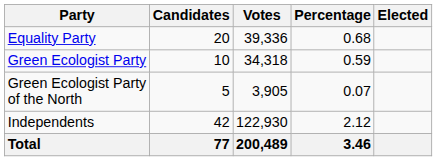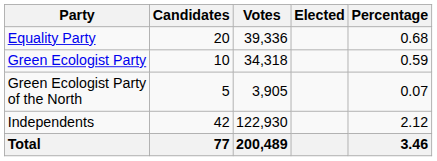columns swapped: (333, 15) <-> (403, 15)
